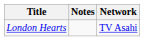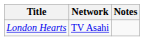columns swapped: (118, 12) <-> (83, 12)
